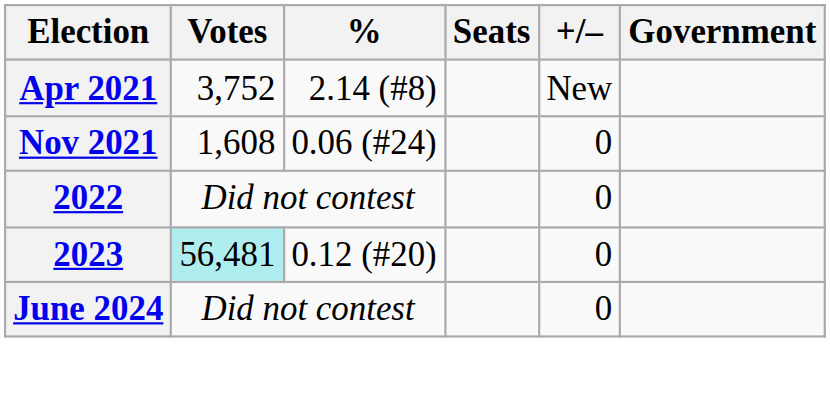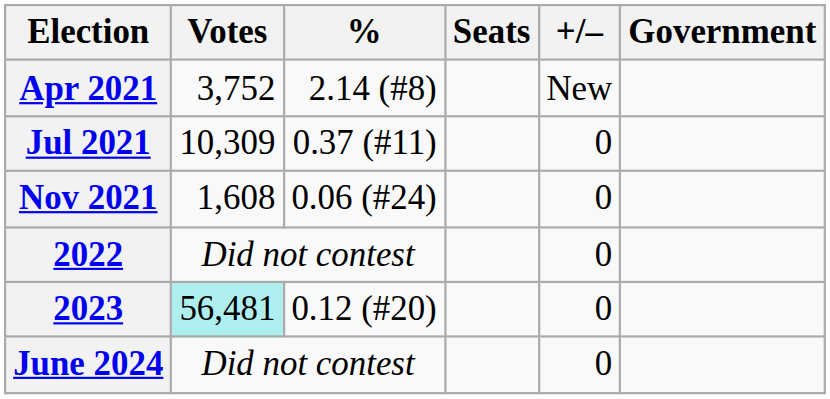+ row: (88, 142)
